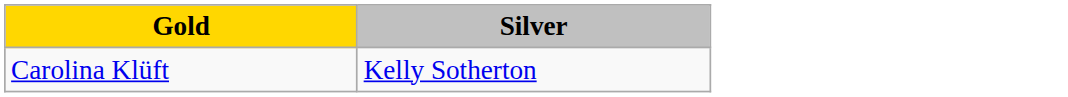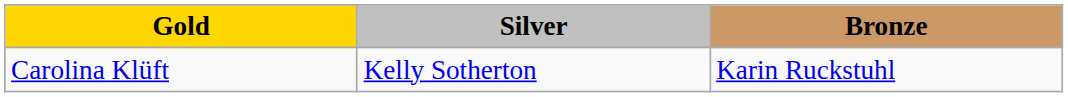+ column: (886, 26)
